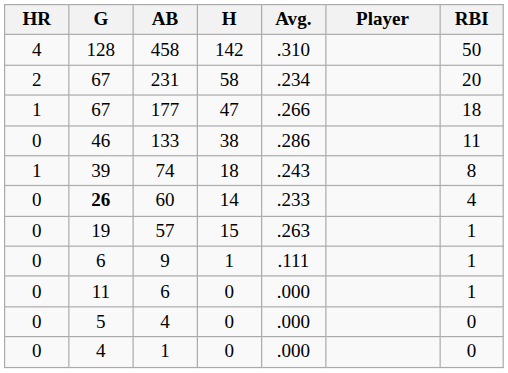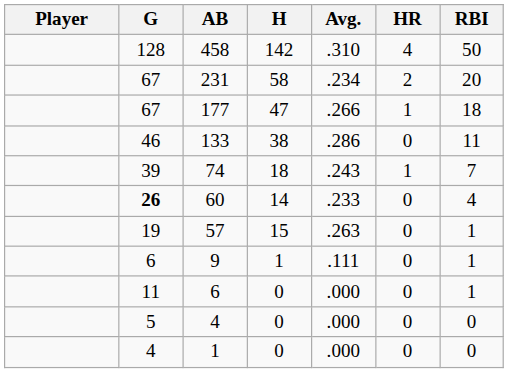columns swapped: (382, 19) <-> (37, 19)
(472, 170) 8 -> (472, 170) 7
